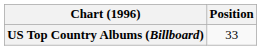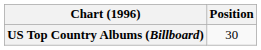(232, 34) 33 -> (232, 34) 30
